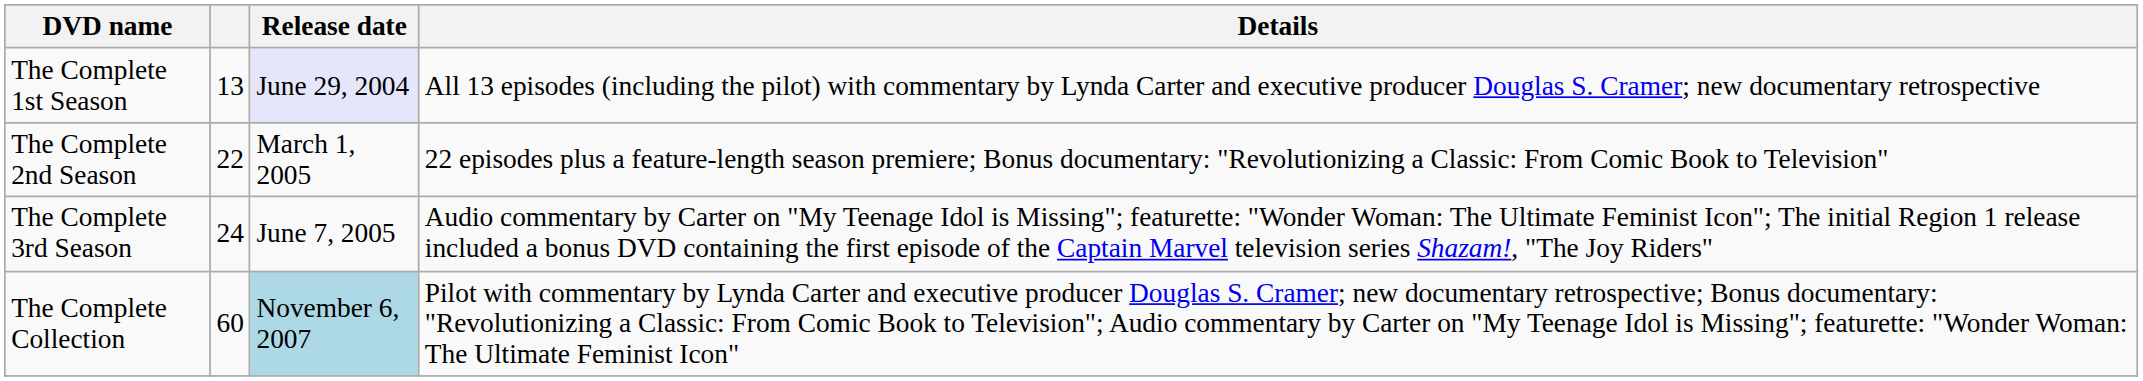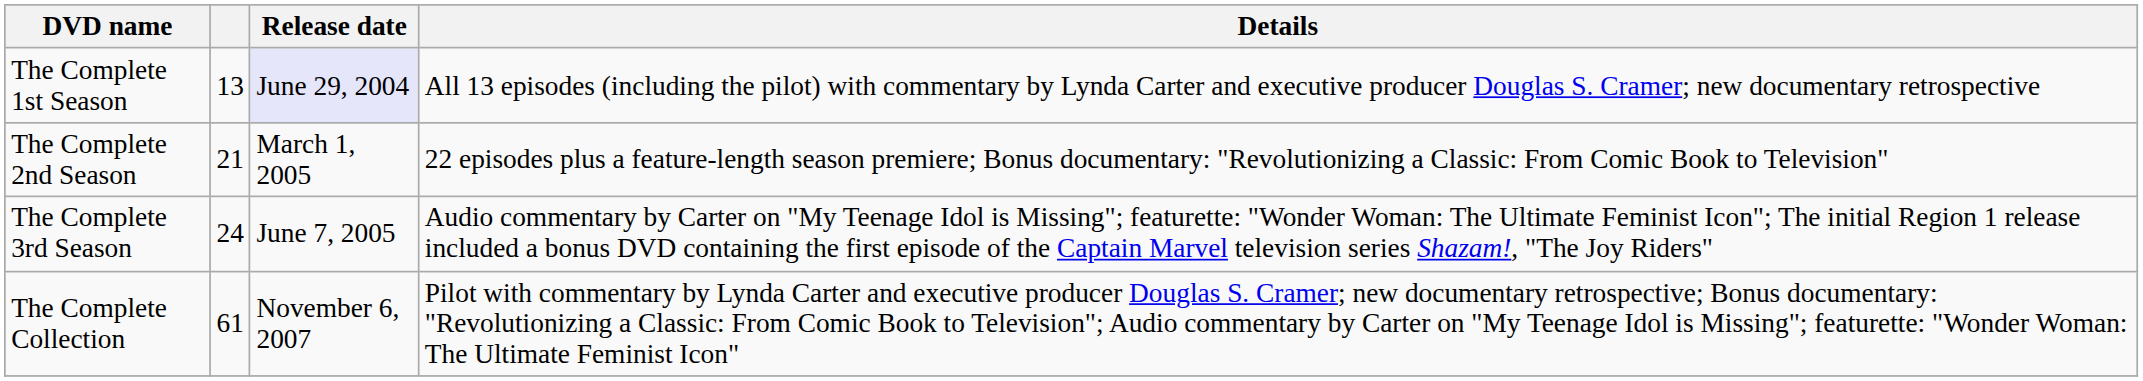(230, 159) 22 -> (230, 159) 21
(230, 322) 60 -> (230, 322) 61
(328, 322) lightblue background -> (328, 322) no background
